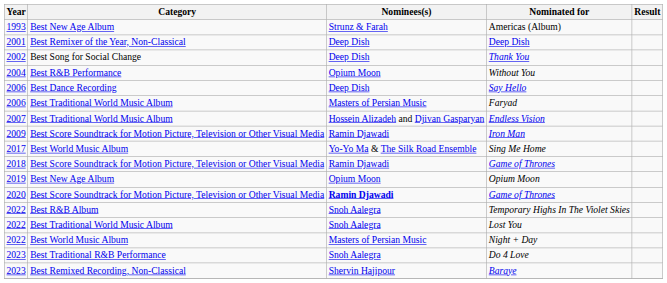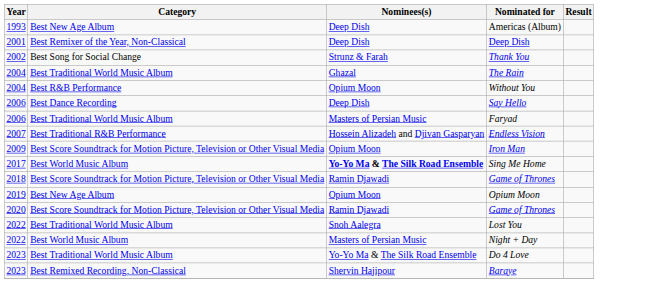(358, 27) Strunz & Farah -> (349, 27) Deep Dish
(349, 57) Deep Dish -> (358, 57) Strunz & Farah
+ row: (16, 73)
(101, 118) Best Traditional World Music Album -> (98, 133) Best Traditional R&B Performance
(359, 133) Ramin Djawadi -> (355, 149) Opium Moon
(403, 149) normal -> (406, 164) bold
(361, 194) bold -> (359, 210) normal
- row: (16, 210)
(98, 255) Best Traditional R&B Performance -> (101, 255) Best Traditional World Music Album
(355, 255) Snoh Aalegra -> (403, 255) Yo-Yo Ma & The Silk Road Ensemble
